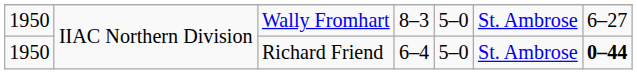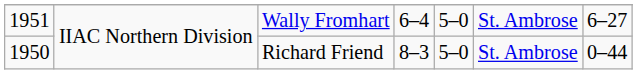(29, 20) 1950 -> (29, 20) 1951
(414, 20) 8–3 -> (414, 20) 6–4
(414, 52) 6–4 -> (414, 52) 8–3
(607, 52) bold -> (607, 52) normal
